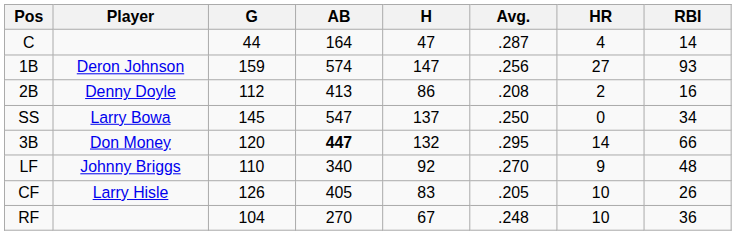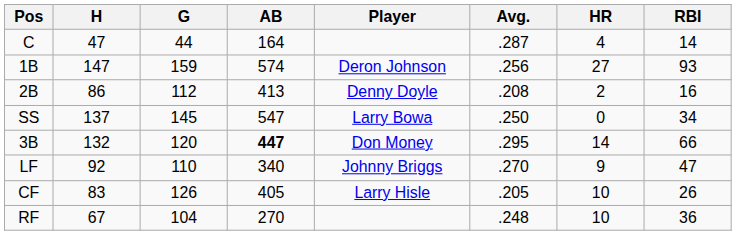columns swapped: (130, 17) <-> (426, 17)
(688, 167) 48 -> (688, 167) 47
